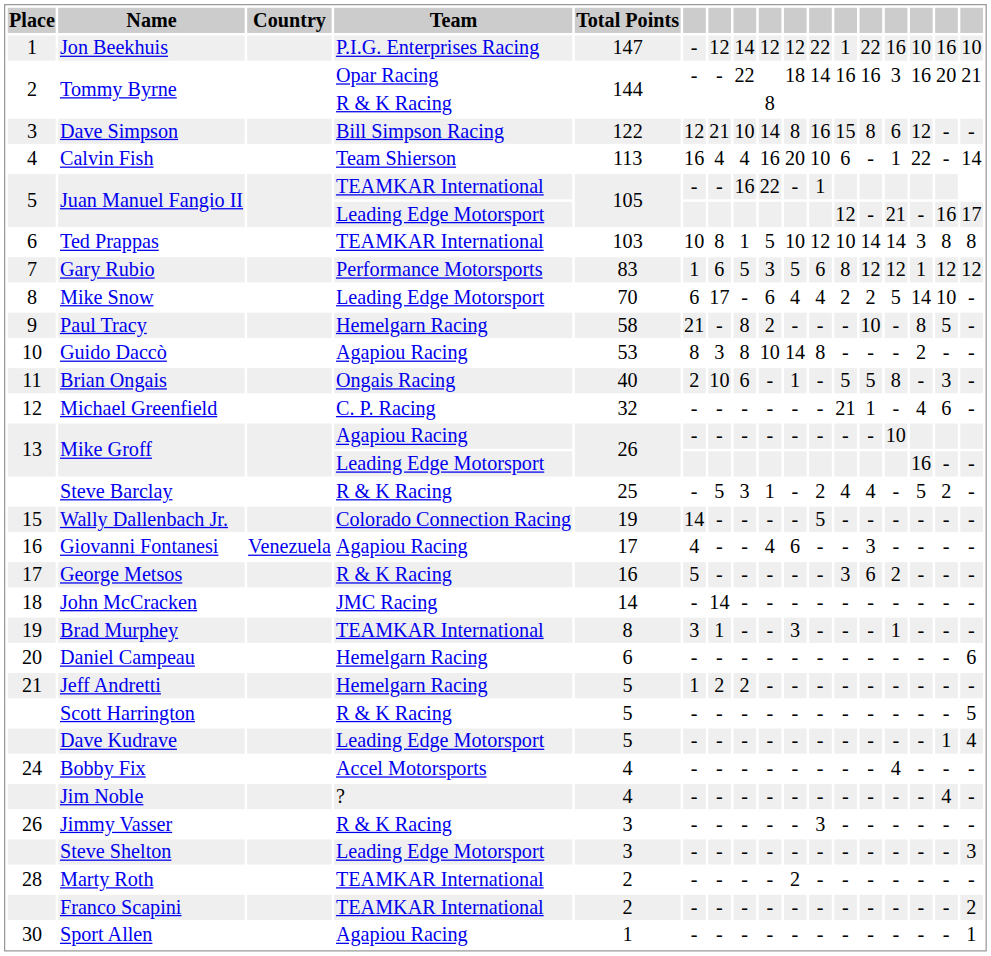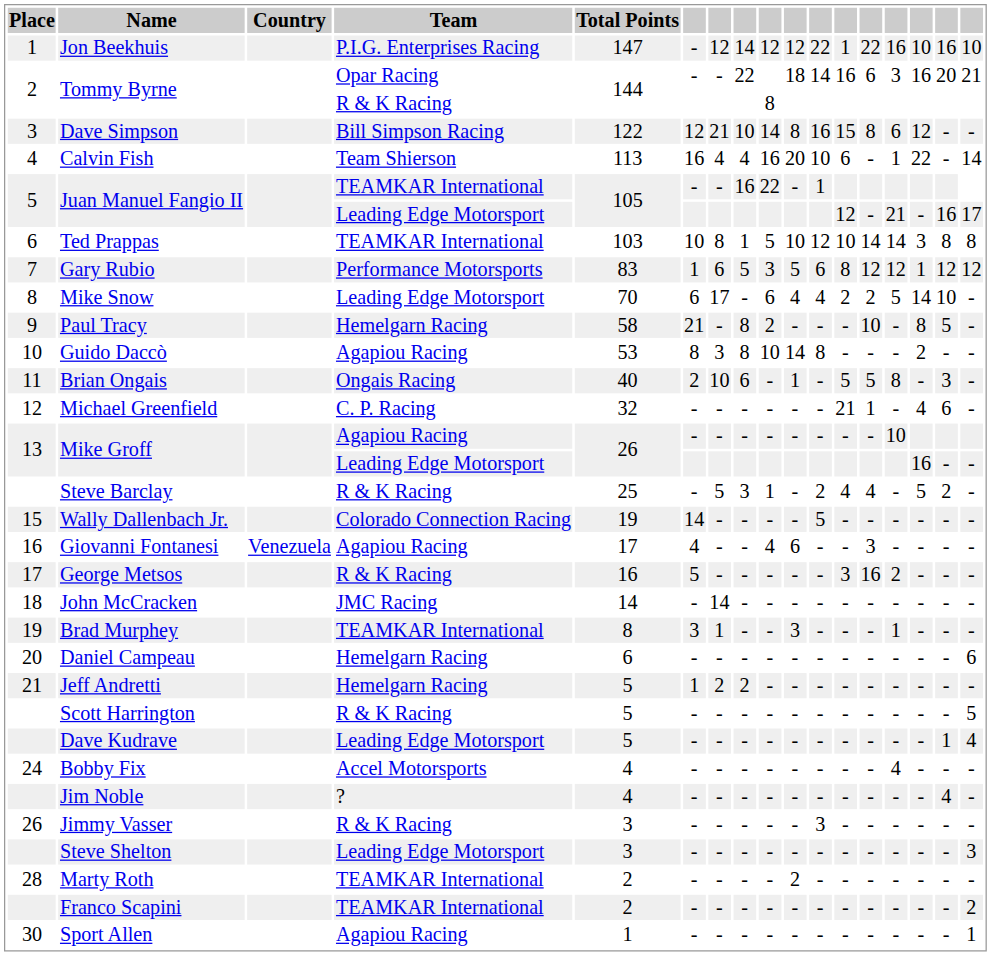(871, 75) 16 -> (871, 75) 6
(871, 574) 6 -> (871, 574) 16
